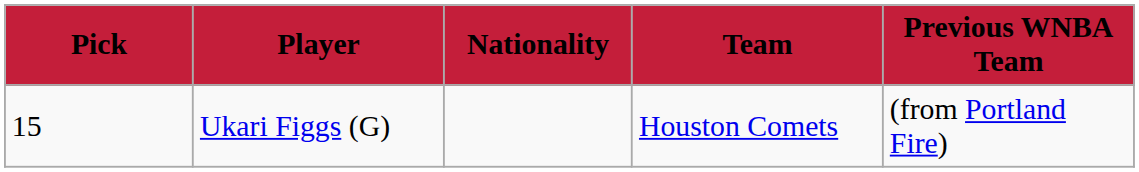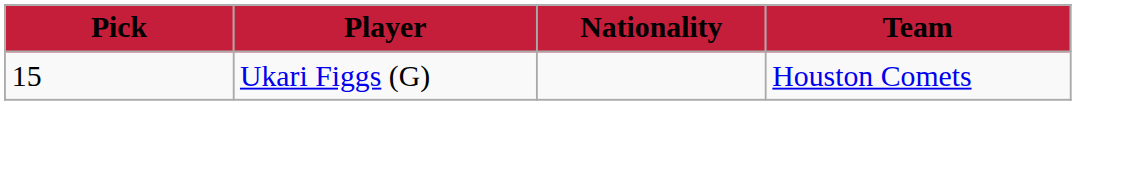- column: (1008, 44)
